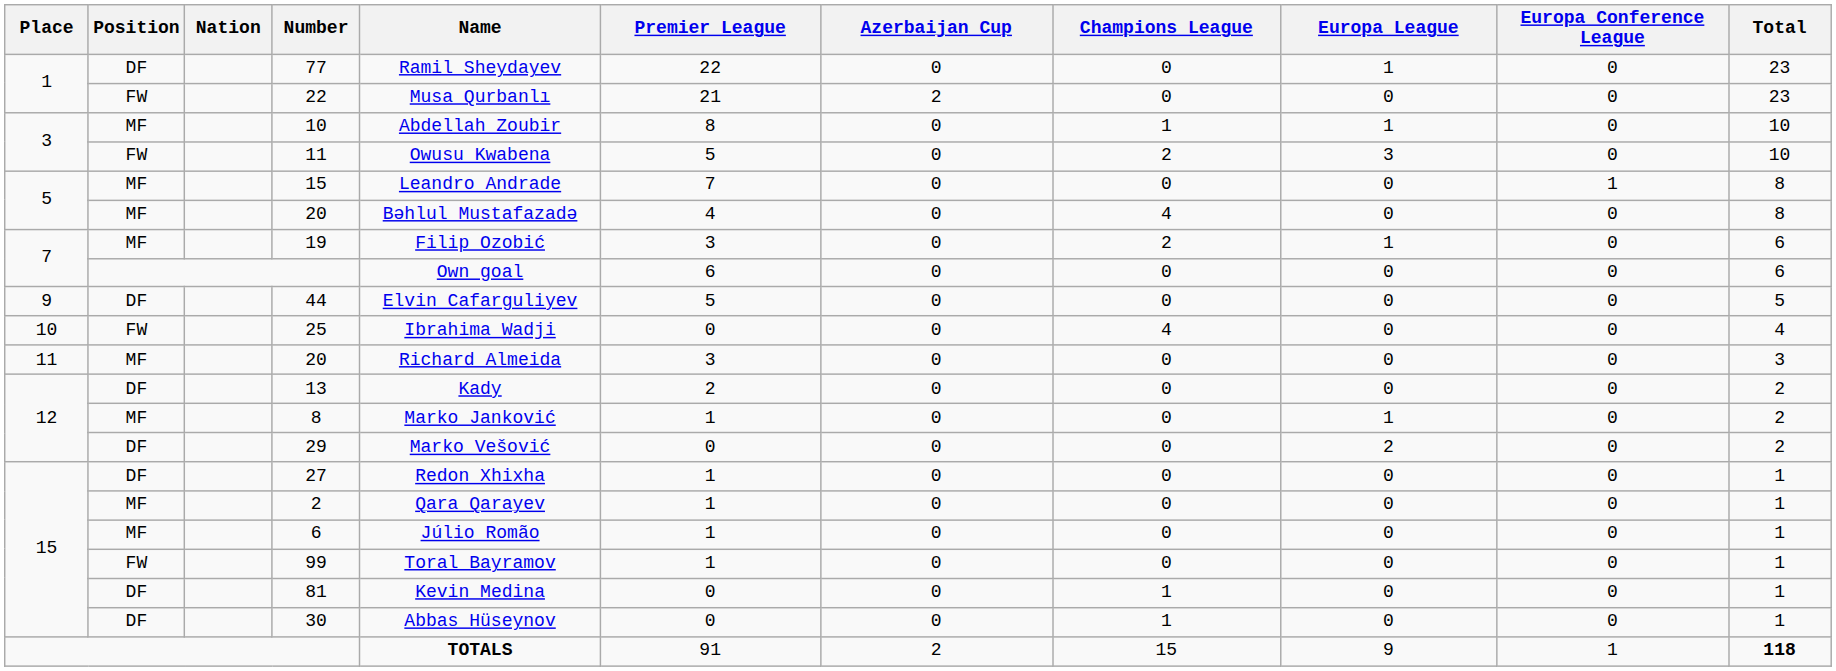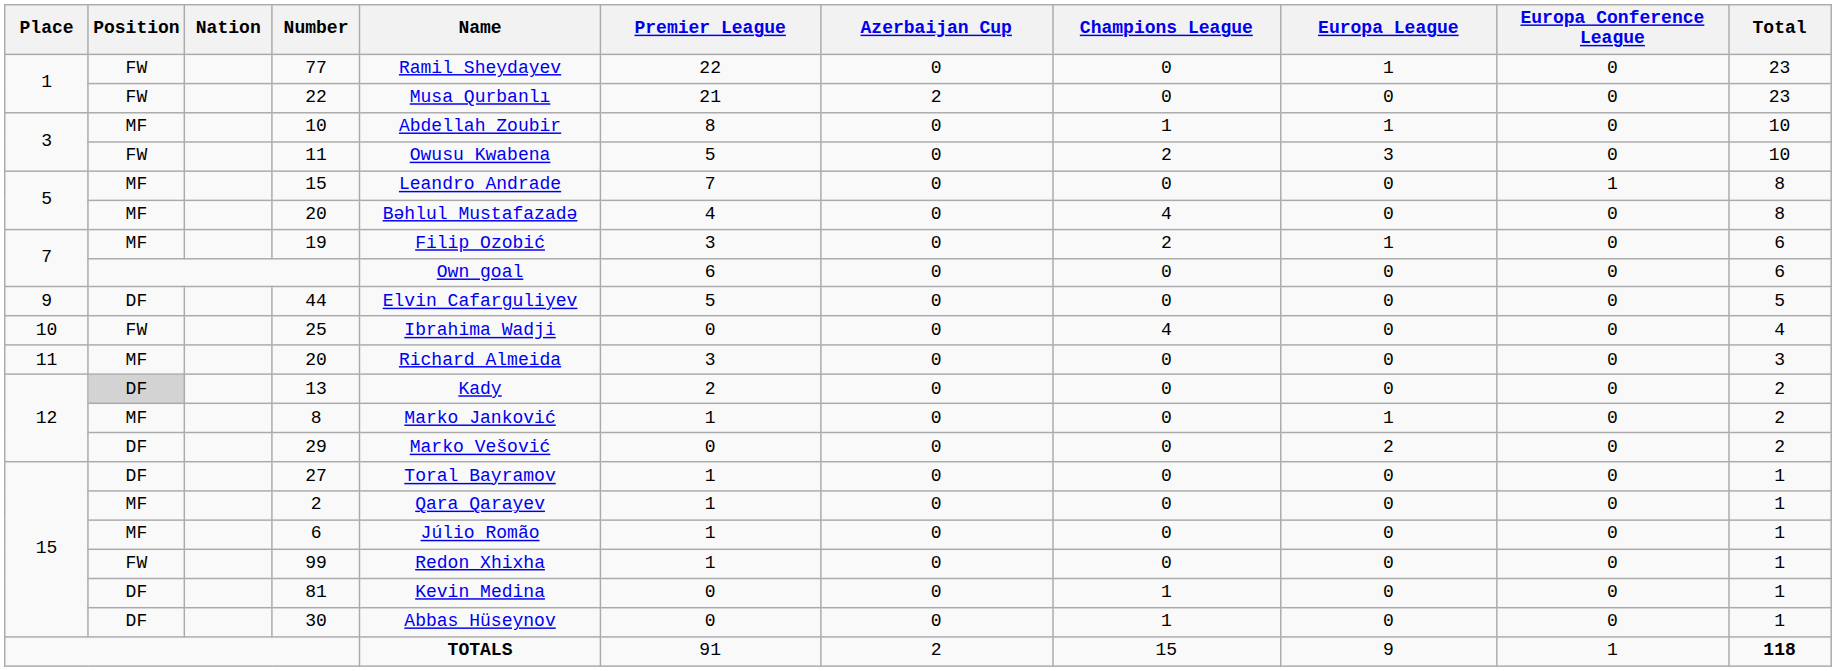(136, 69) DF -> (136, 69) FW
(136, 389) no background -> (136, 389) lightgrey background
(480, 477) Redon Xhixha -> (480, 477) Toral Bayramov
(480, 564) Toral Bayramov -> (480, 564) Redon Xhixha
